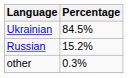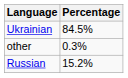rows swapped: (26, 47) <-> (19, 64)
